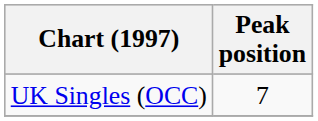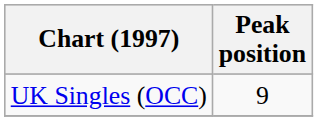(262, 94) 7 -> (262, 94) 9
